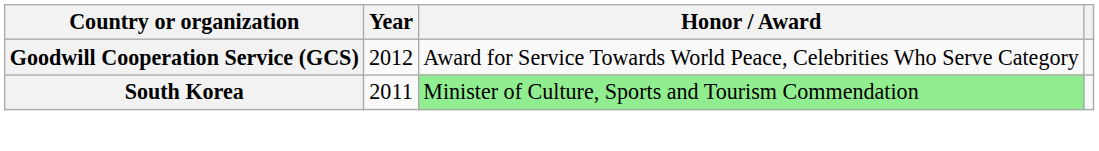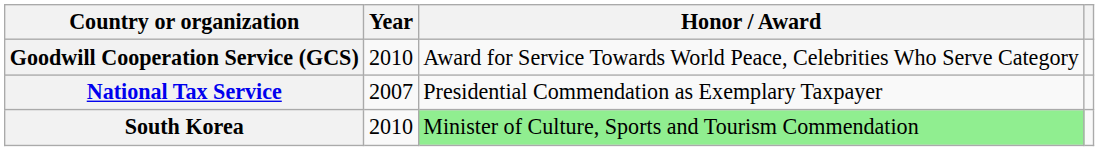(391, 57) 2012 -> (391, 57) 2010
+ row: (184, 92)
(391, 92) 2011 -> (391, 127) 2010
